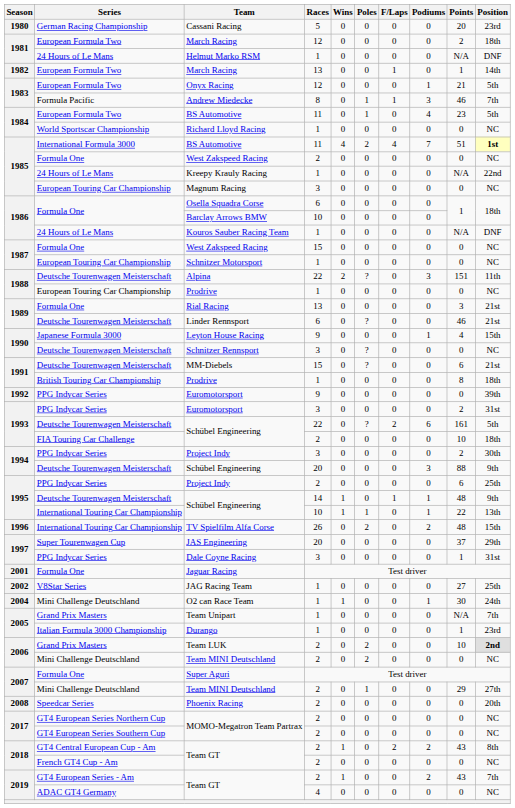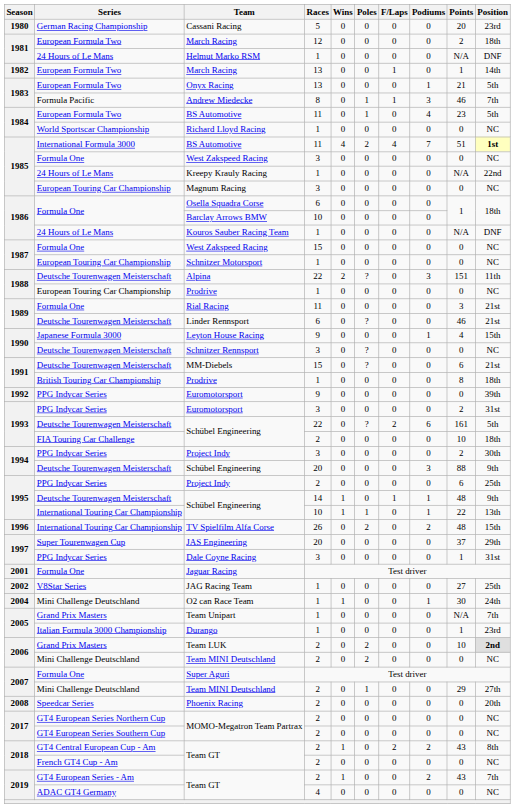(318, 85) 12 -> (318, 85) 13
(318, 159) 2 -> (318, 159) 3
(318, 306) 13 -> (318, 306) 11
